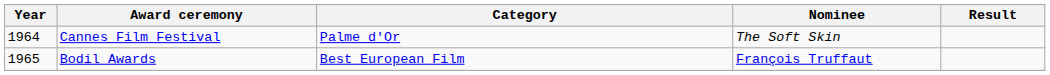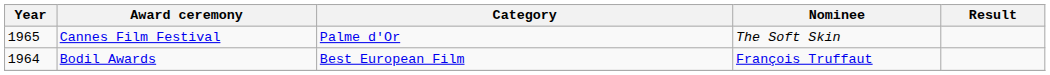(24, 37) 1964 -> (24, 37) 1965
(24, 59) 1965 -> (24, 59) 1964
